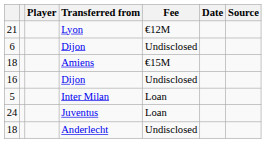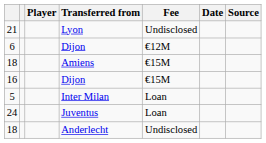(158, 29) €12M -> (171, 29) Undisclosed
(171, 46) Undisclosed -> (158, 46) €12M
(171, 79) Undisclosed -> (158, 79) €15M
